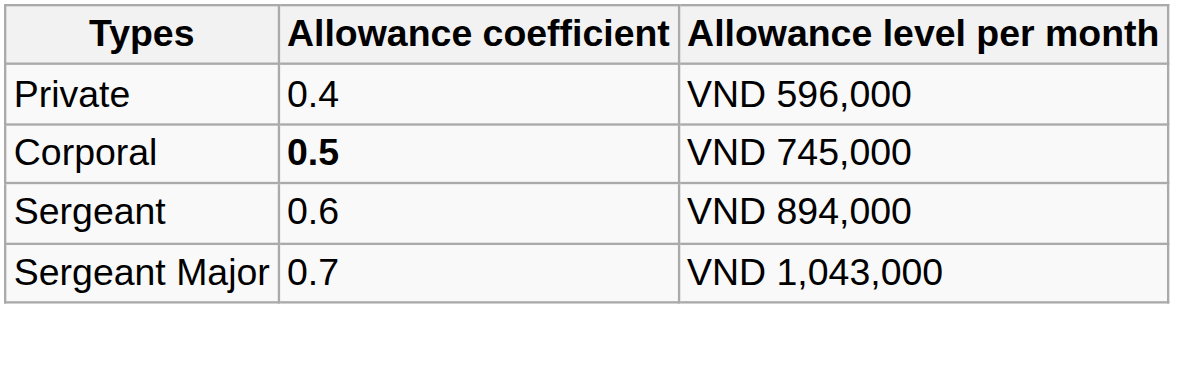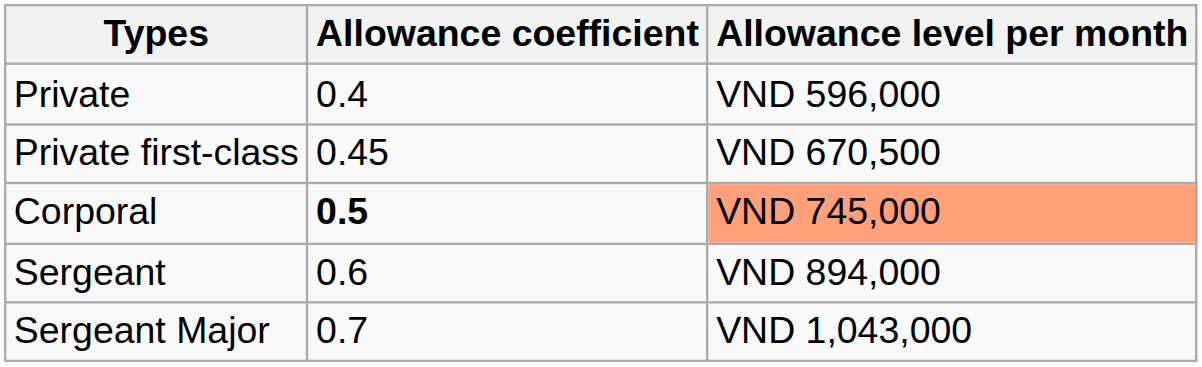+ row: (156, 152)
(799, 152) no background -> (829, 212) lightsalmon background
